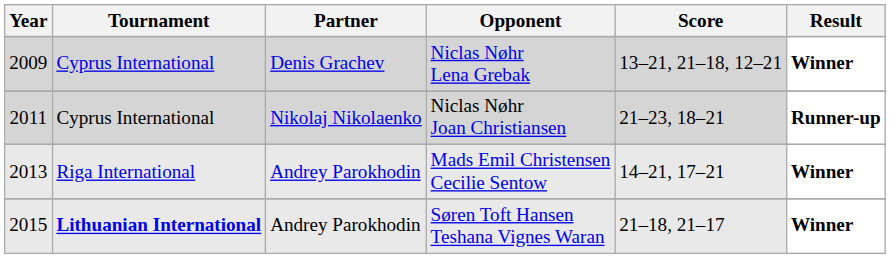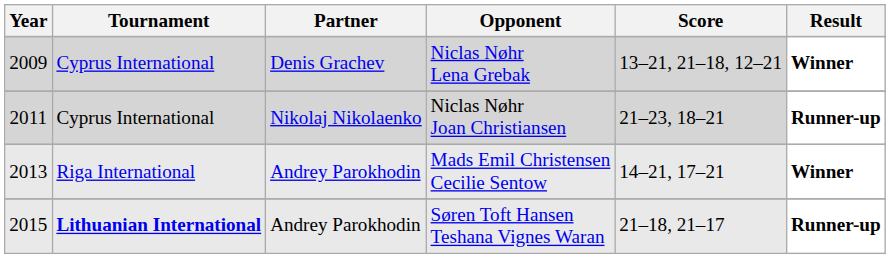(822, 226) Winner -> (836, 226) Runner-up
